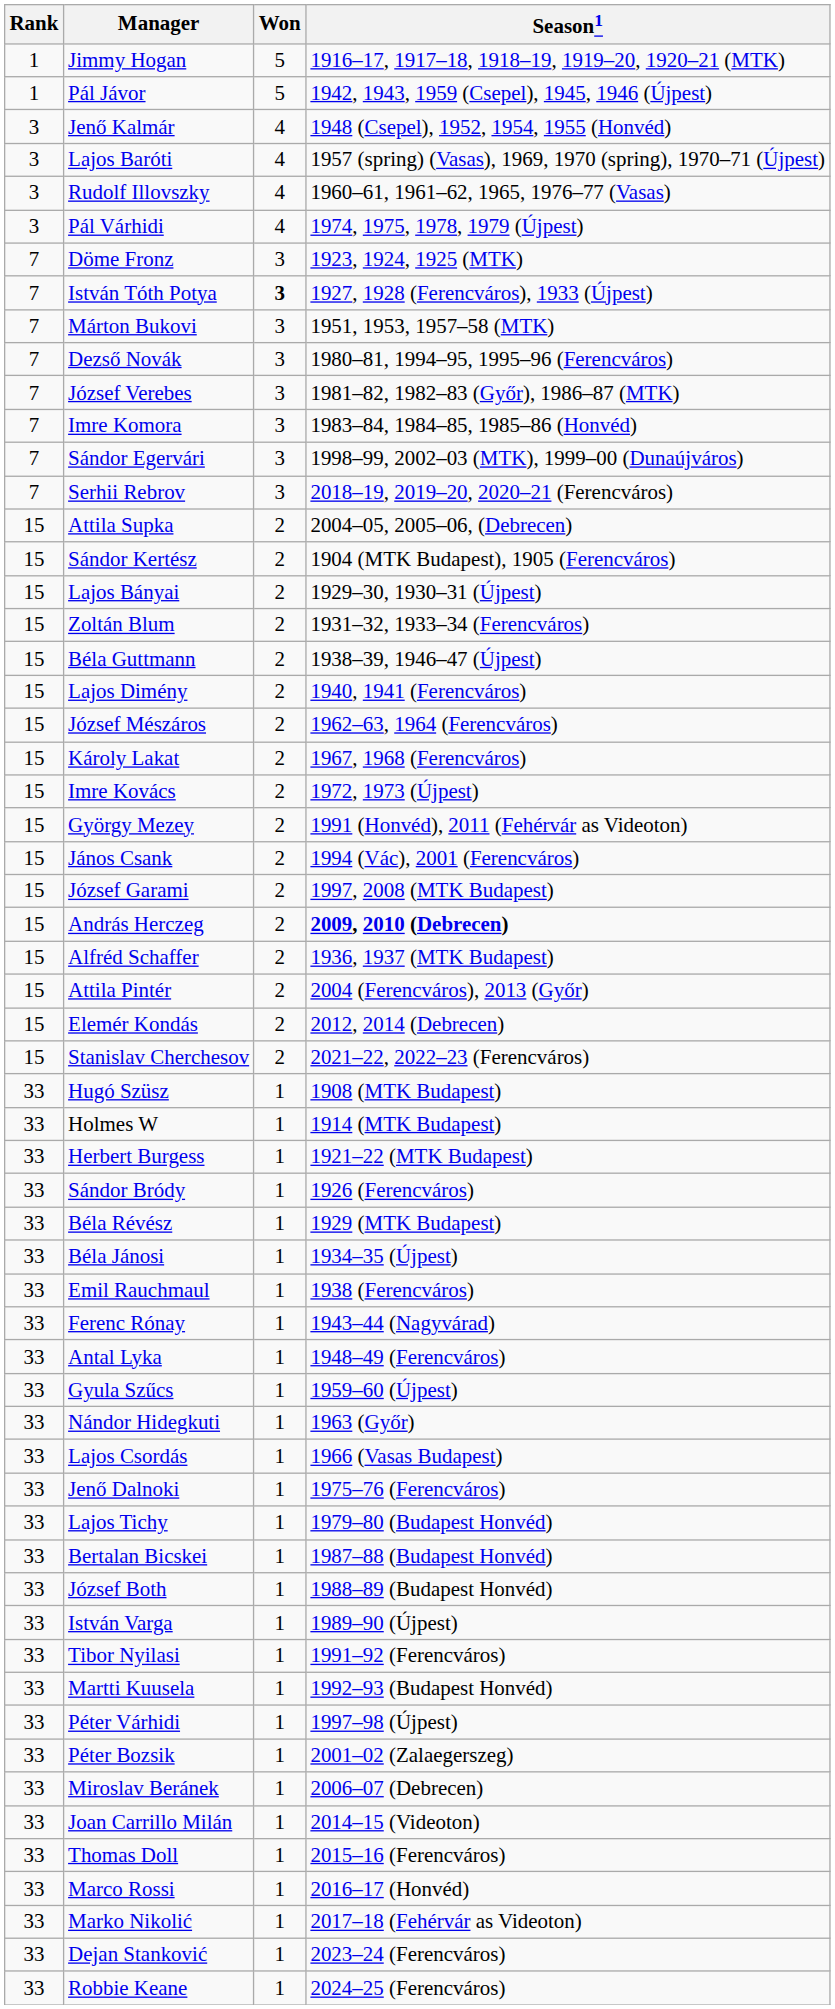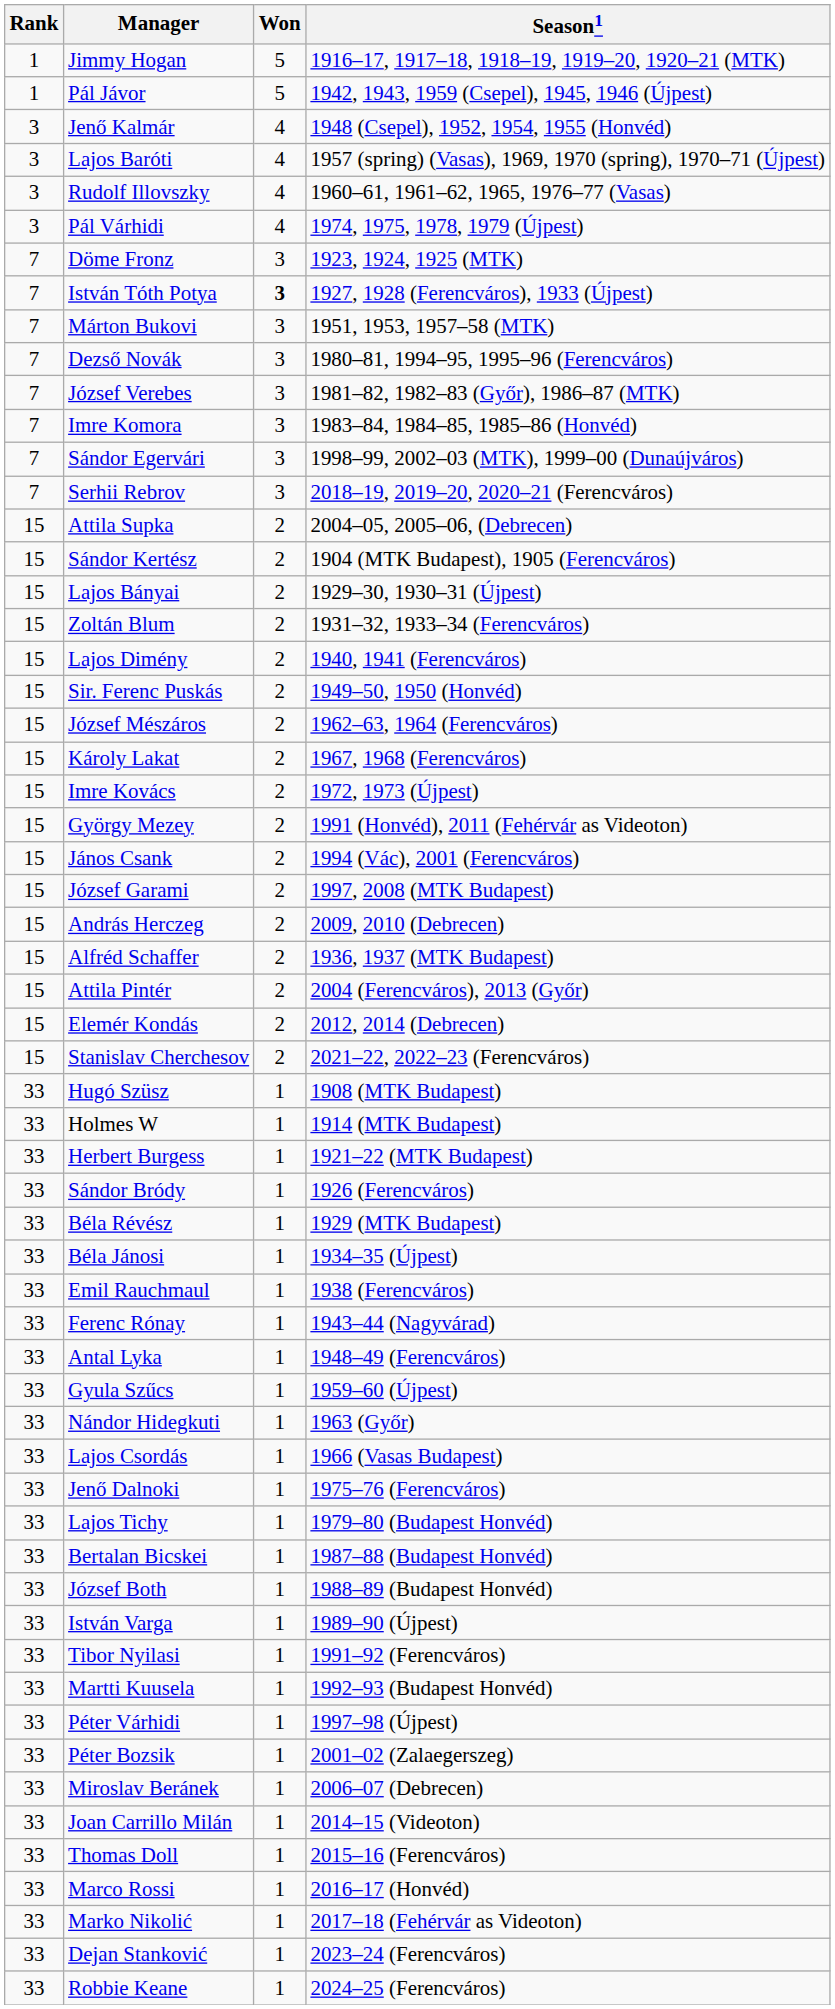- row: (132, 658)
+ row: (145, 691)
(409, 924) bold -> (407, 924) normal
